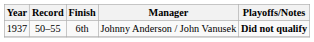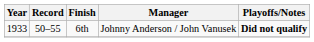(17, 28) 1937 -> (17, 28) 1933
